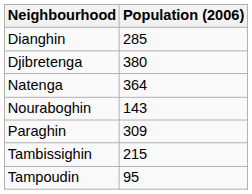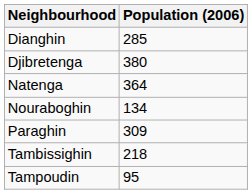(135, 108) 143 -> (135, 108) 134
(135, 154) 215 -> (135, 154) 218
